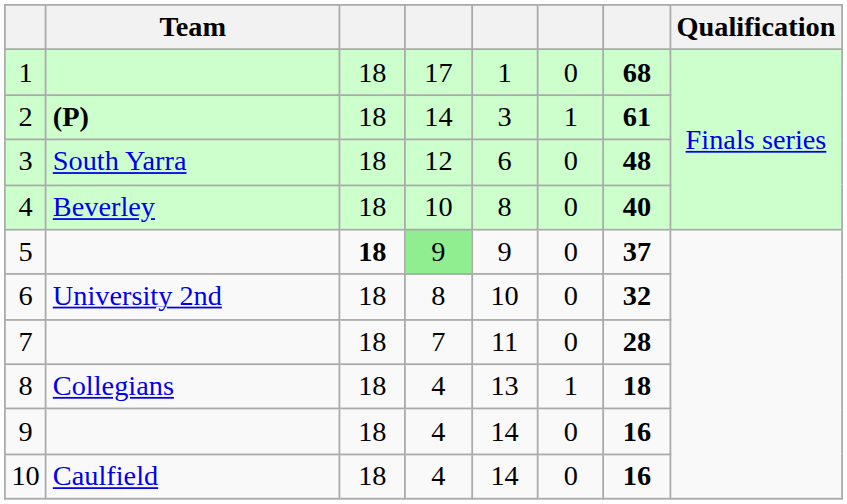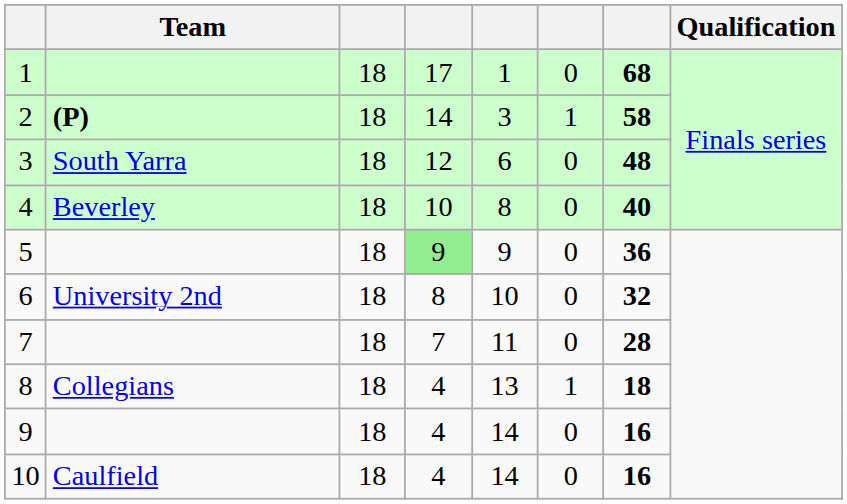(637, 116) 61 -> (637, 116) 58
(372, 251) bold -> (372, 251) normal
(637, 251) 37 -> (637, 251) 36
